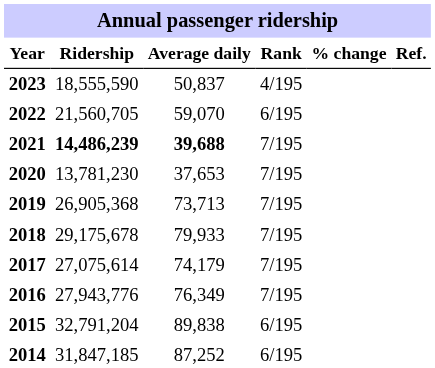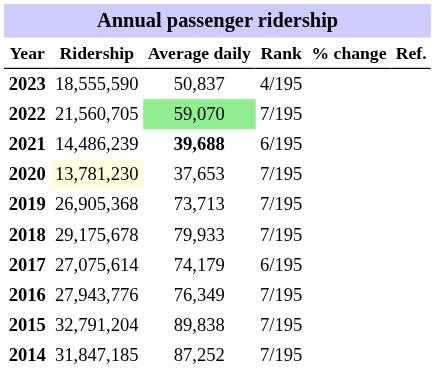(199, 114) no background -> (199, 114) lightgreen background
(281, 114) 6/195 -> (281, 114) 7/195
(97, 144) bold -> (97, 144) normal
(281, 144) 7/195 -> (281, 144) 6/195
(97, 174) no background -> (97, 174) lightyellow background
(281, 264) 7/195 -> (281, 264) 6/195
(281, 325) 6/195 -> (281, 325) 7/195
(281, 355) 6/195 -> (281, 355) 7/195
